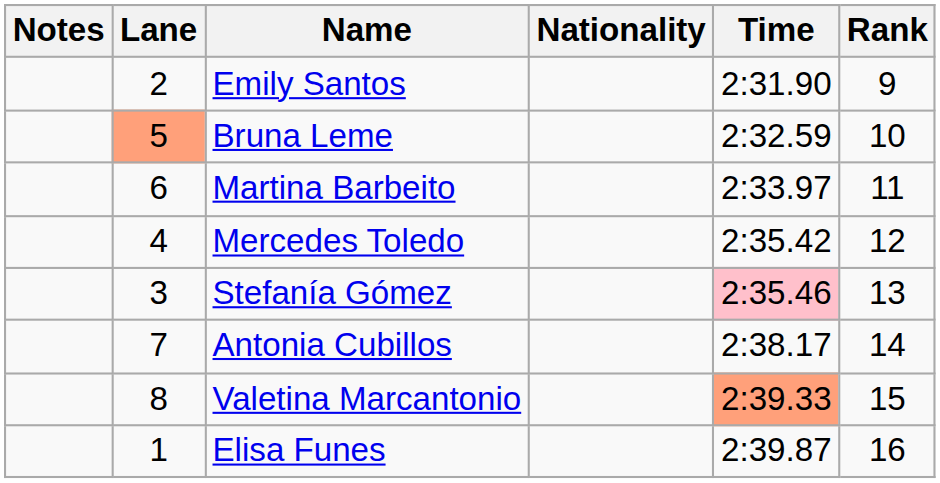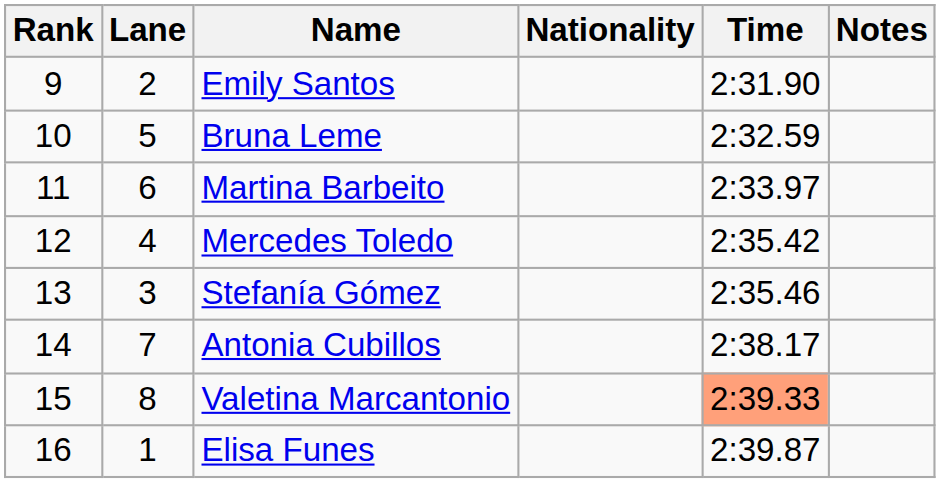columns swapped: (887, 30) <-> (59, 30)
(159, 135) lightsalmon background -> (148, 135) no background
(776, 293) pink background -> (765, 293) no background
